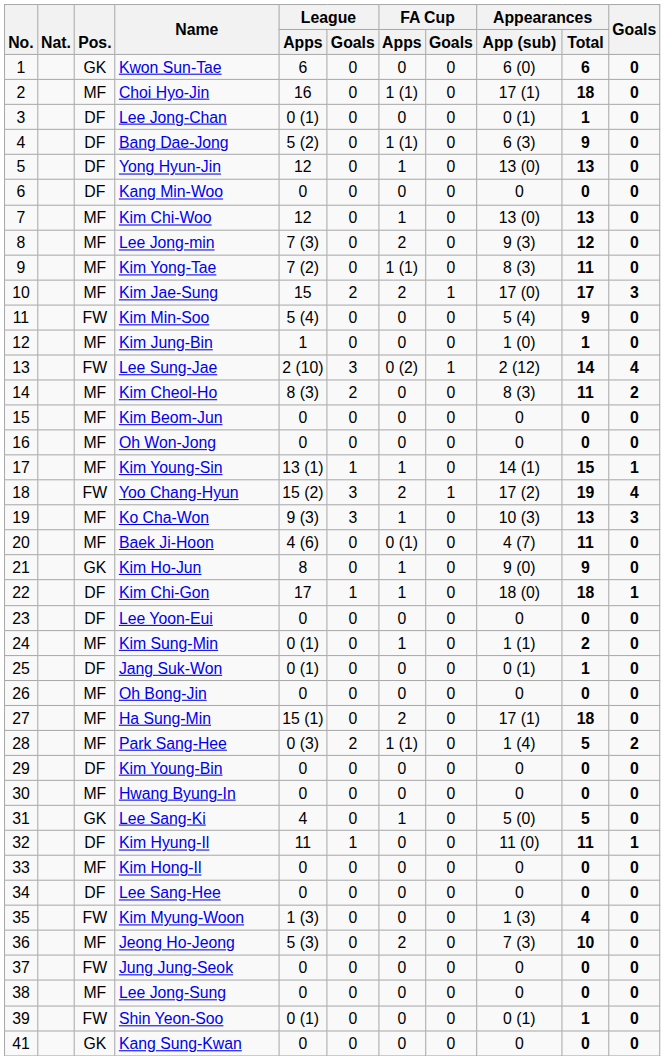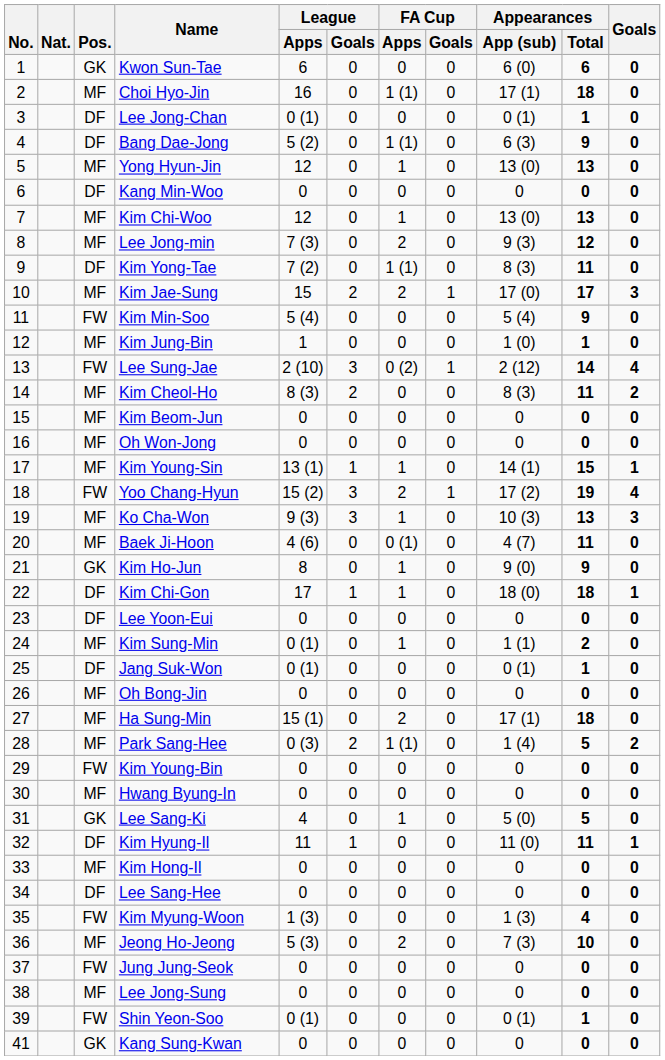(95, 167) DF -> (95, 167) MF
(95, 267) MF -> (95, 267) DF
(95, 768) DF -> (95, 768) FW
